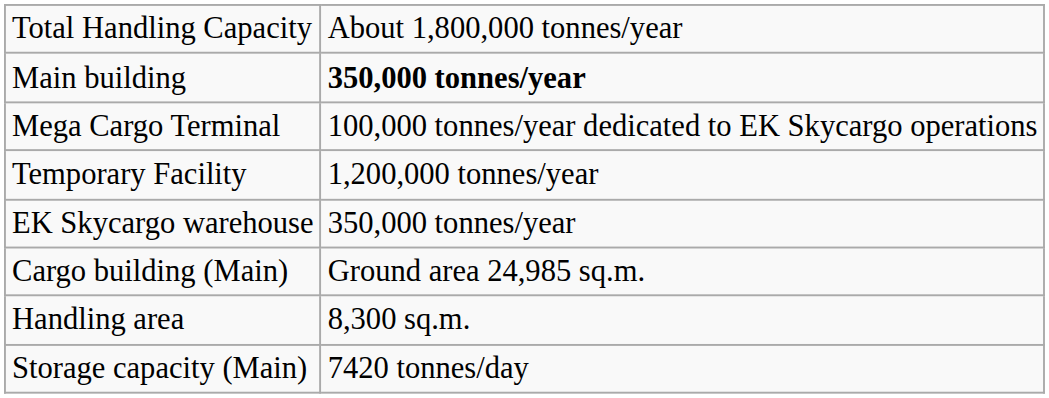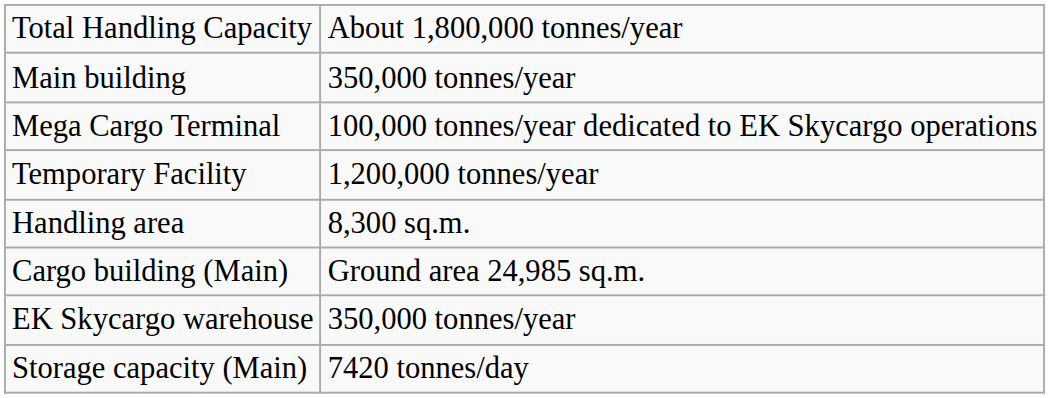(457, 77) bold -> (452, 77) normal
rows swapped: (163, 222) <-> (98, 319)
